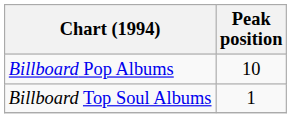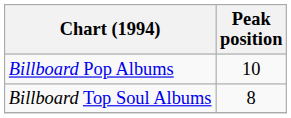(251, 98) 1 -> (251, 98) 8
